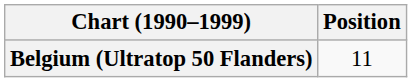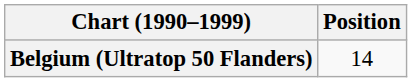(362, 58) 11 -> (362, 58) 14
